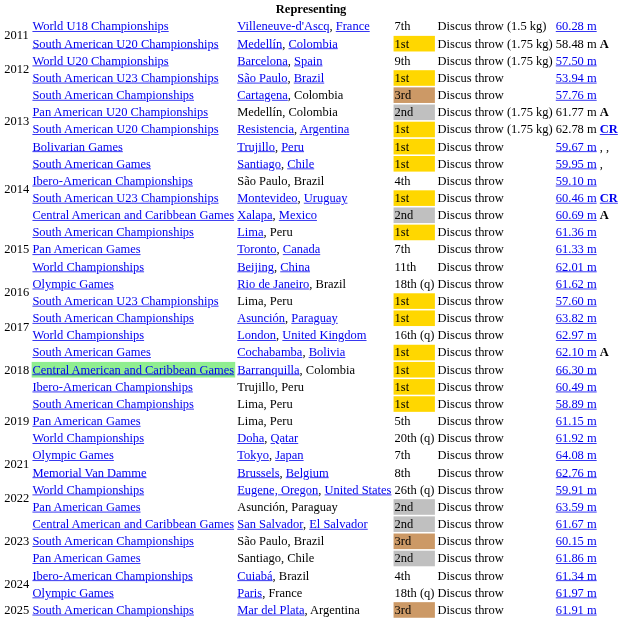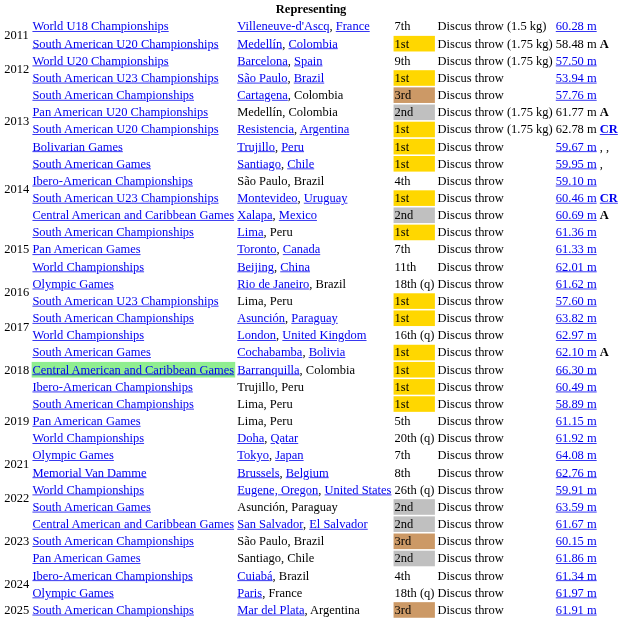(86, 507) Pan American Games -> (92, 507) South American Games
